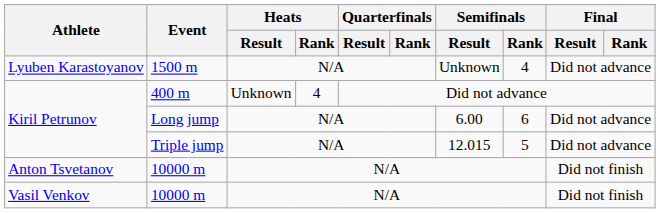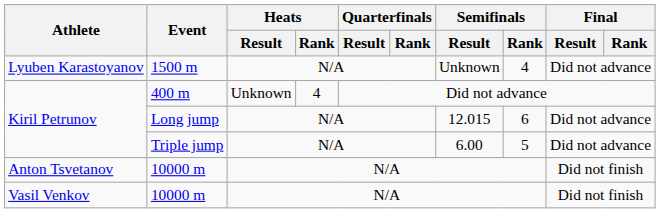(469, 119) 6.00 -> (469, 119) 12.015
(469, 144) 12.015 -> (469, 144) 6.00
